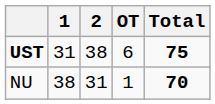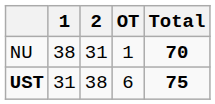rows swapped: (21, 83) <-> (27, 52)
